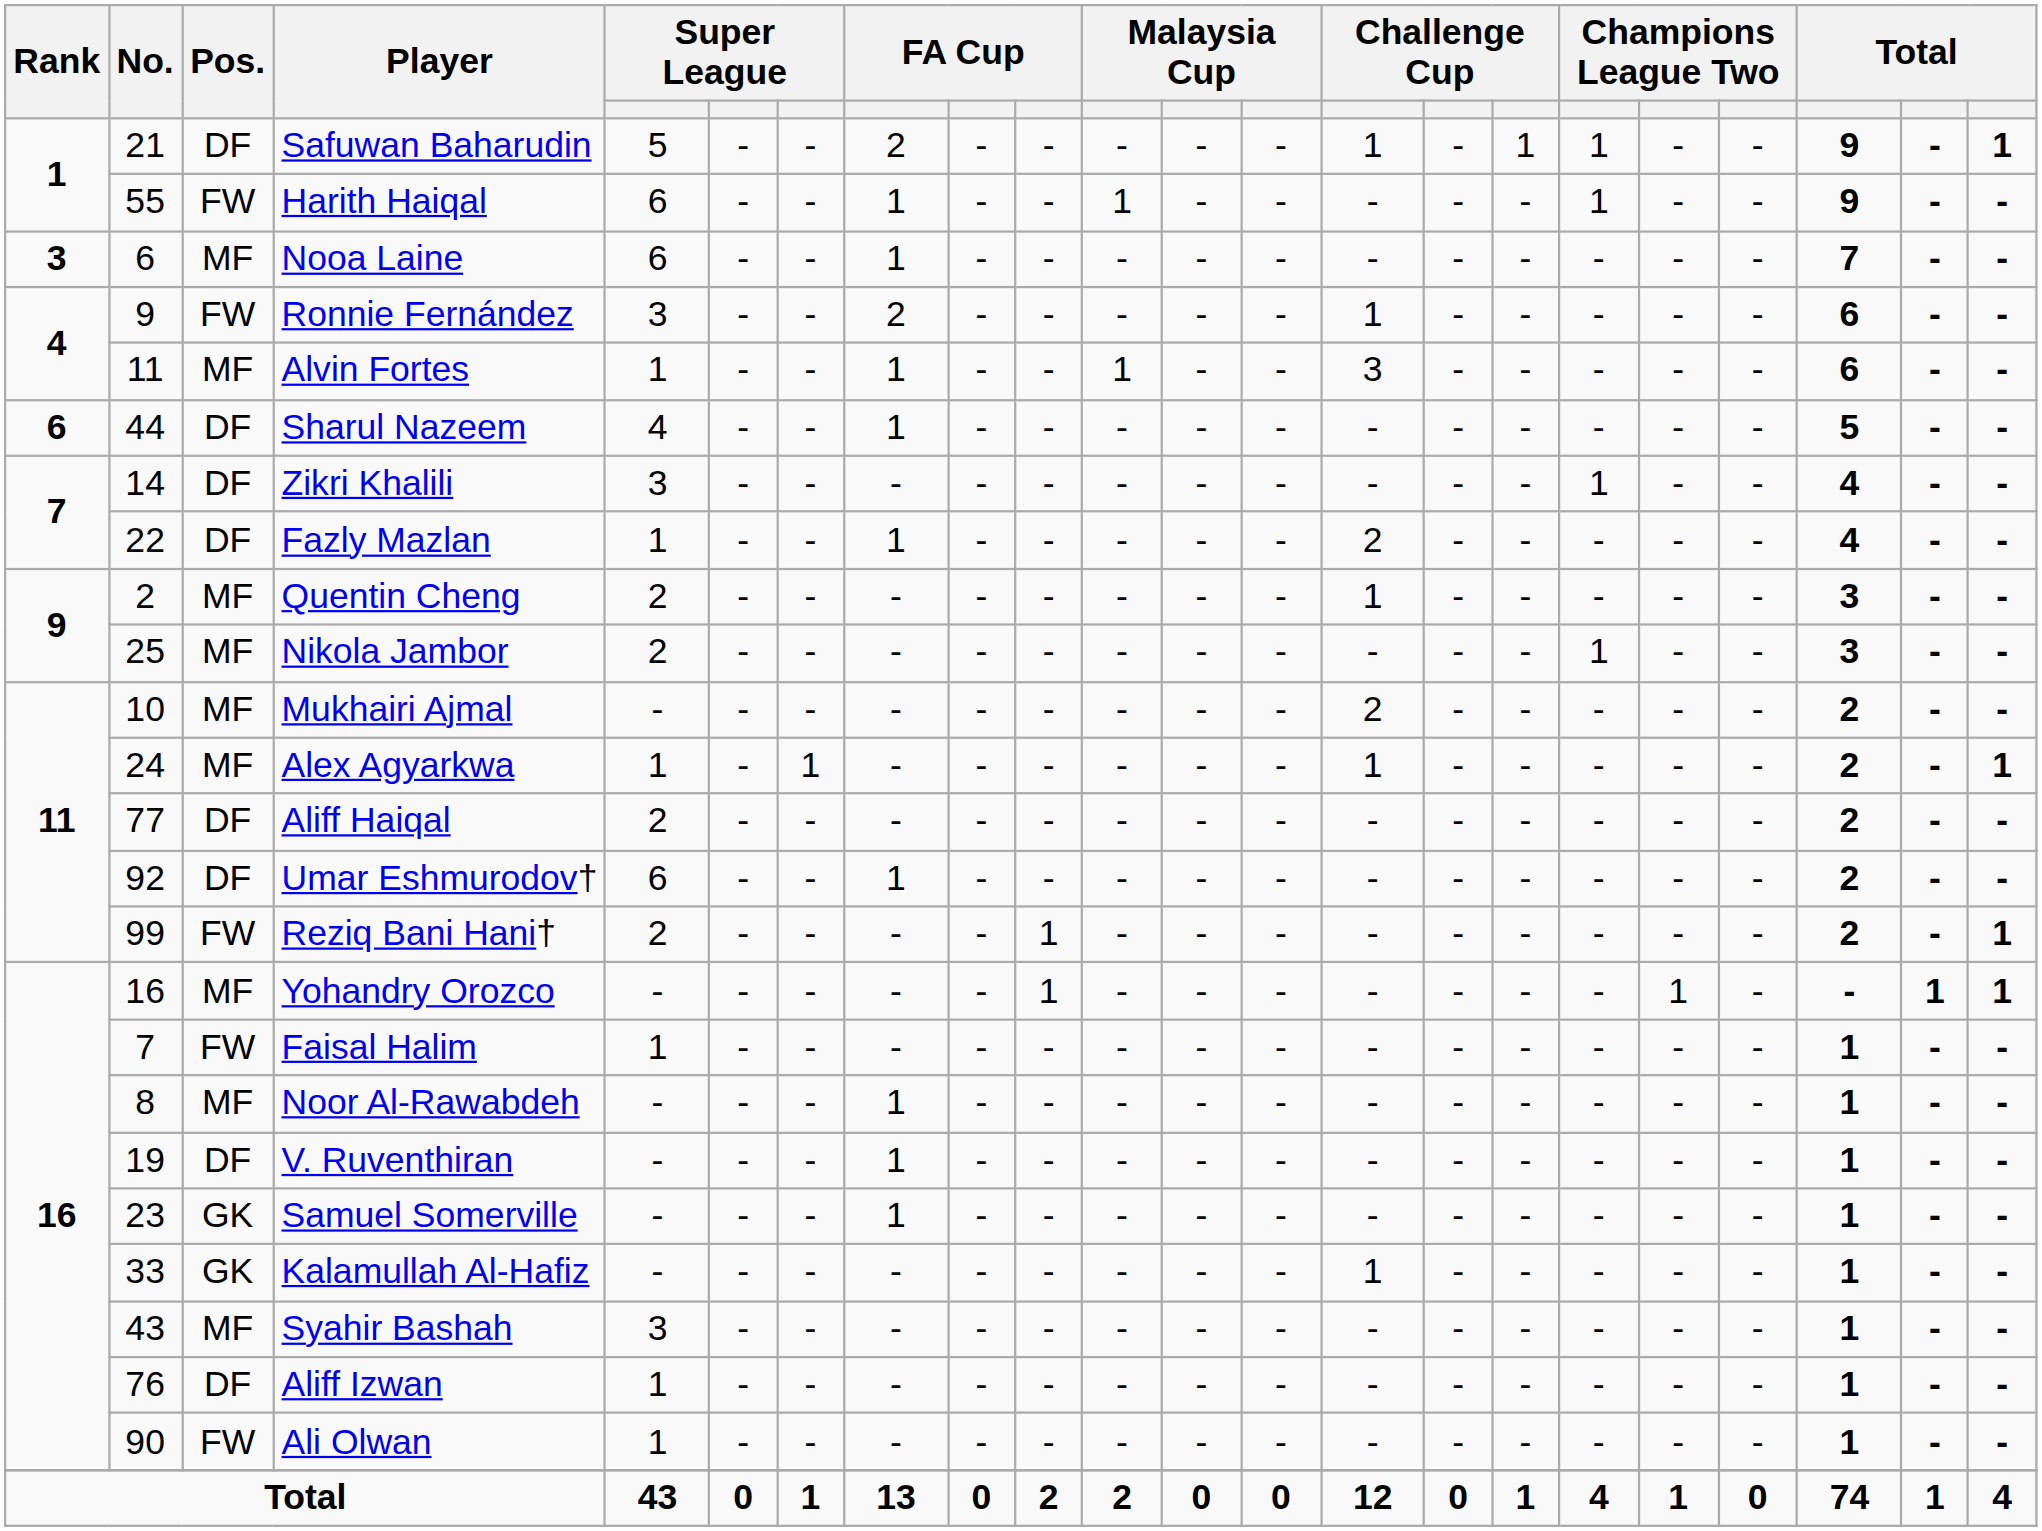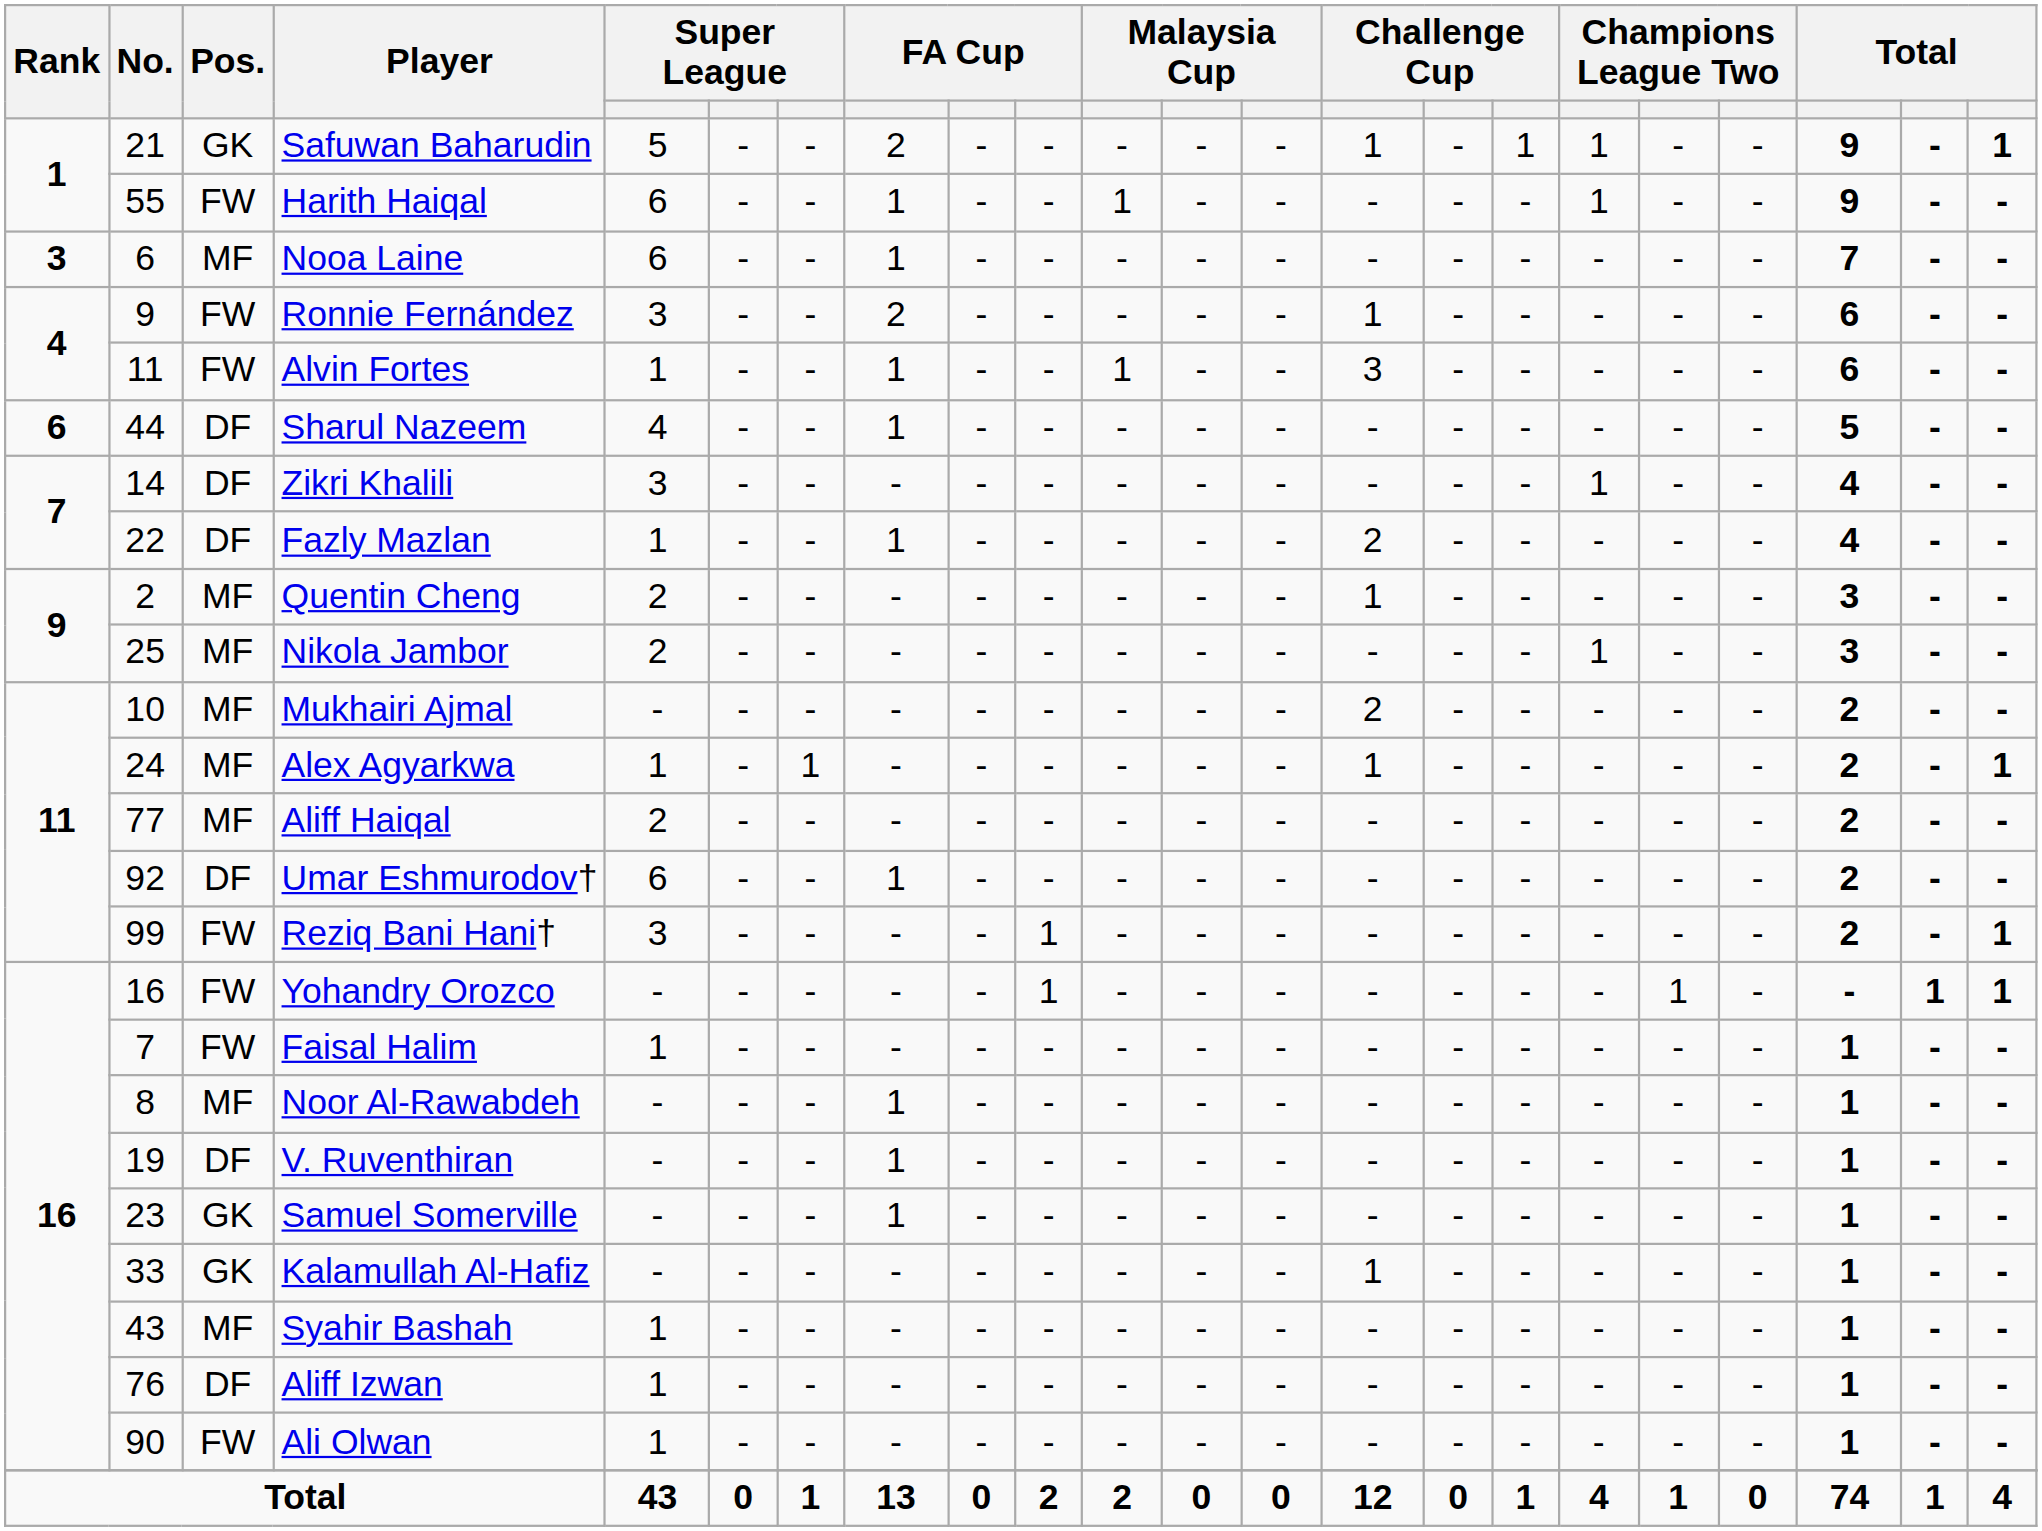(228, 145) DF -> (228, 145) GK
(228, 370) MF -> (228, 370) FW
(228, 821) DF -> (228, 821) MF
(658, 933) 2 -> (658, 933) 3
(228, 990) MF -> (228, 990) FW
(658, 1328) 3 -> (658, 1328) 1
